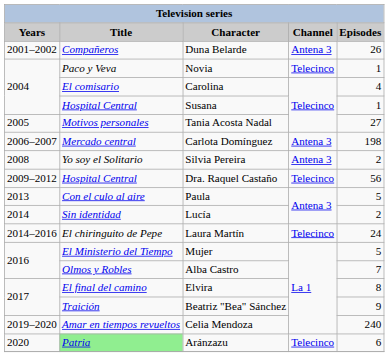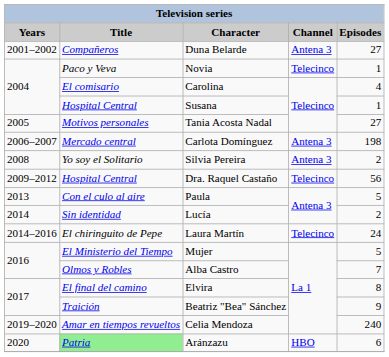(376, 50) 26 -> (376, 50) 27
(313, 343) Telecinco -> (303, 343) HBO
